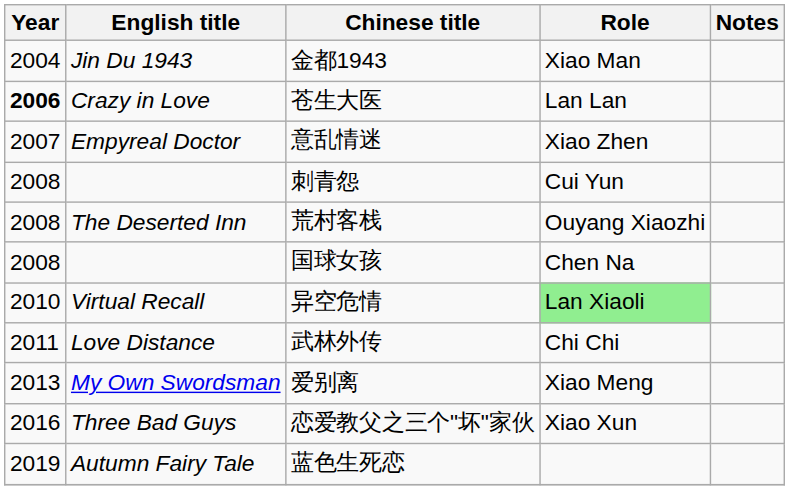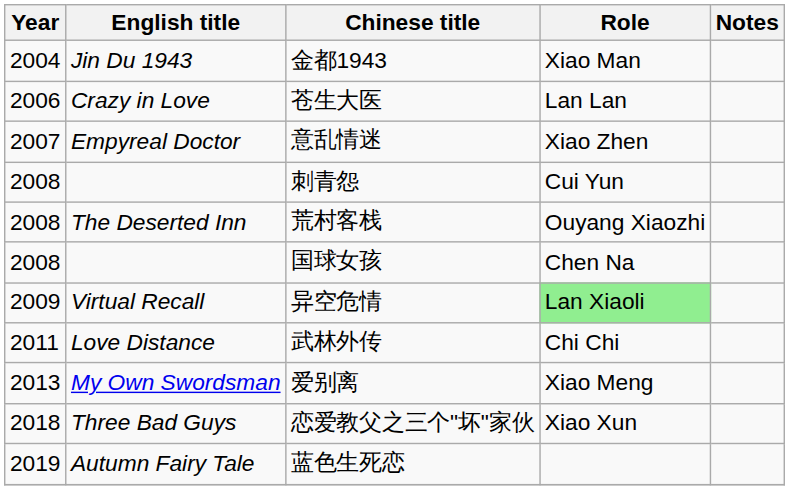(35, 100) bold -> (35, 100) normal
(35, 302) 2010 -> (35, 302) 2009
(35, 423) 2016 -> (35, 423) 2018
